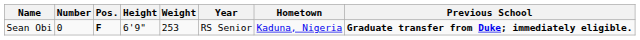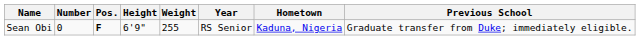(170, 28) 253 -> (170, 28) 255
(490, 28) bold -> (490, 28) normal
